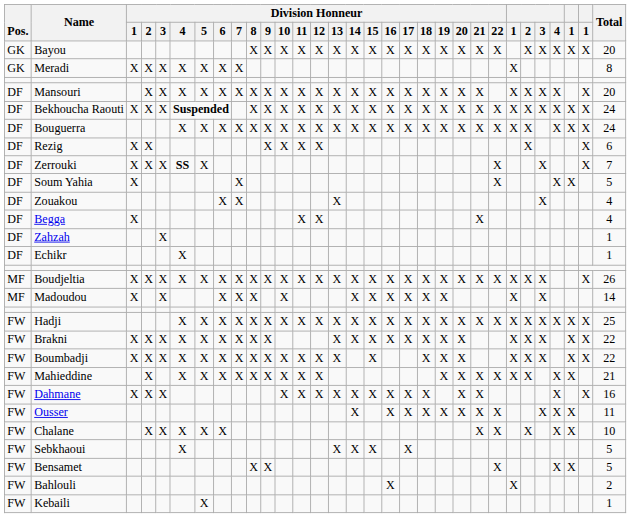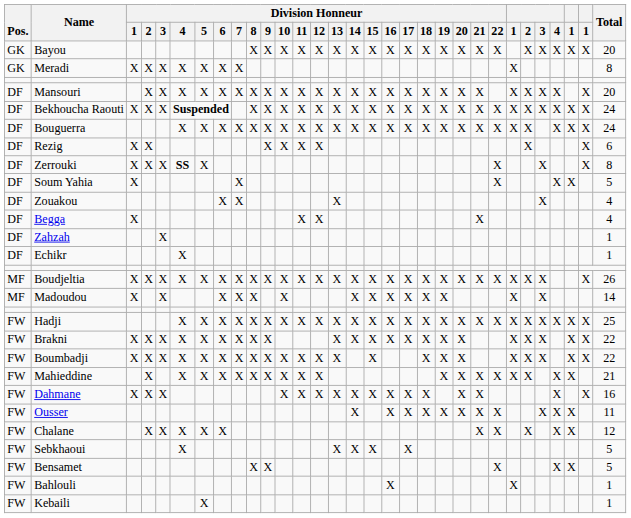(609, 164) 7 -> (609, 164) 8
(609, 430) 10 -> (609, 430) 12
(609, 485) 2 -> (609, 485) 1
